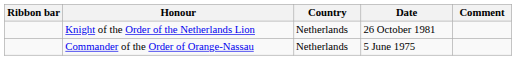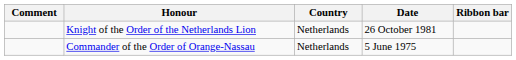columns swapped: (34, 13) <-> (482, 13)
